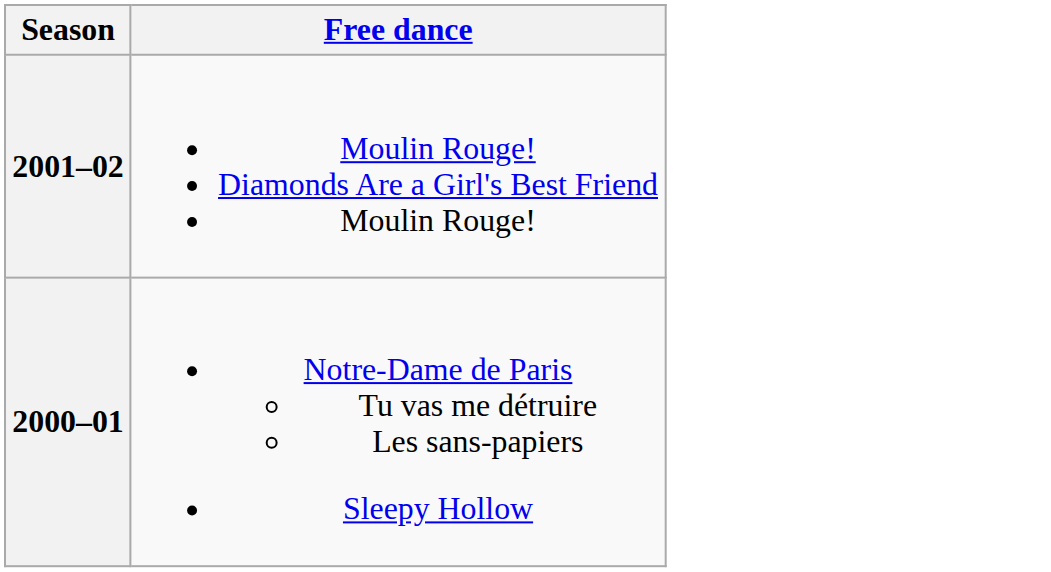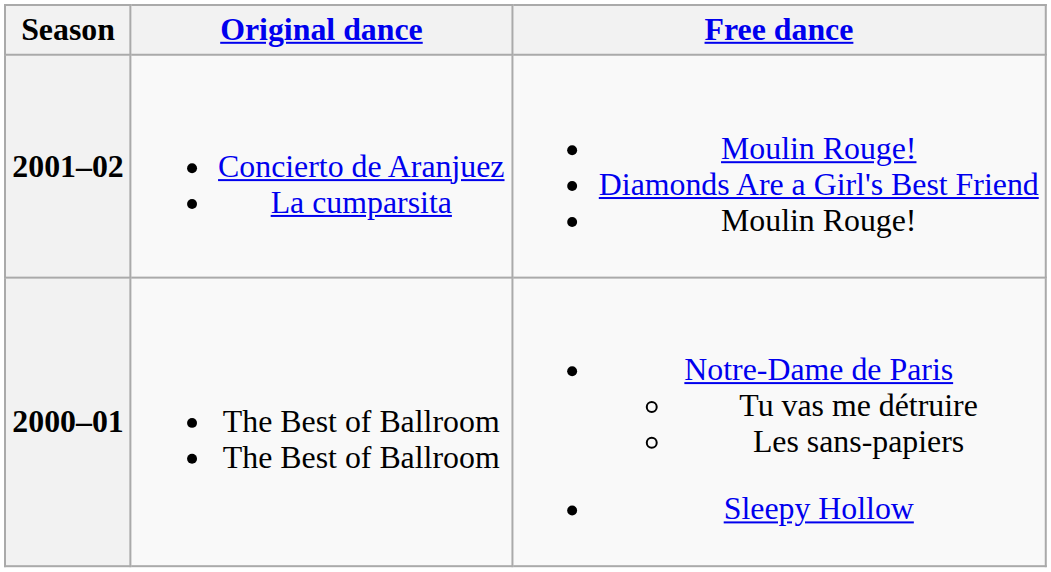+ column: (321, 29)
